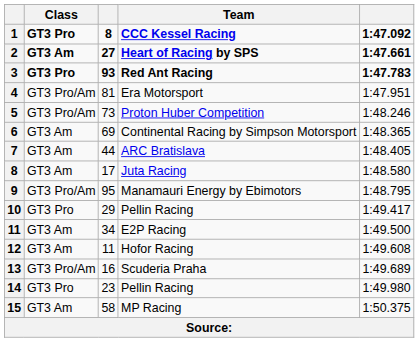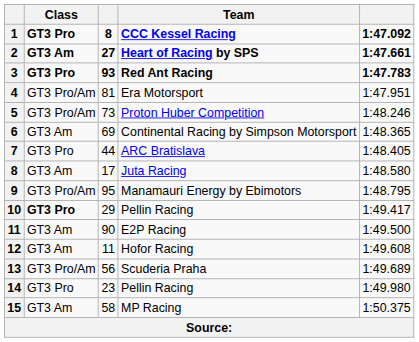(50, 152) GT3 Am -> (50, 152) GT3 Pro
(50, 210) normal -> (51, 210) bold
(108, 230) 34 -> (108, 230) 90
(108, 269) 16 -> (108, 269) 56
